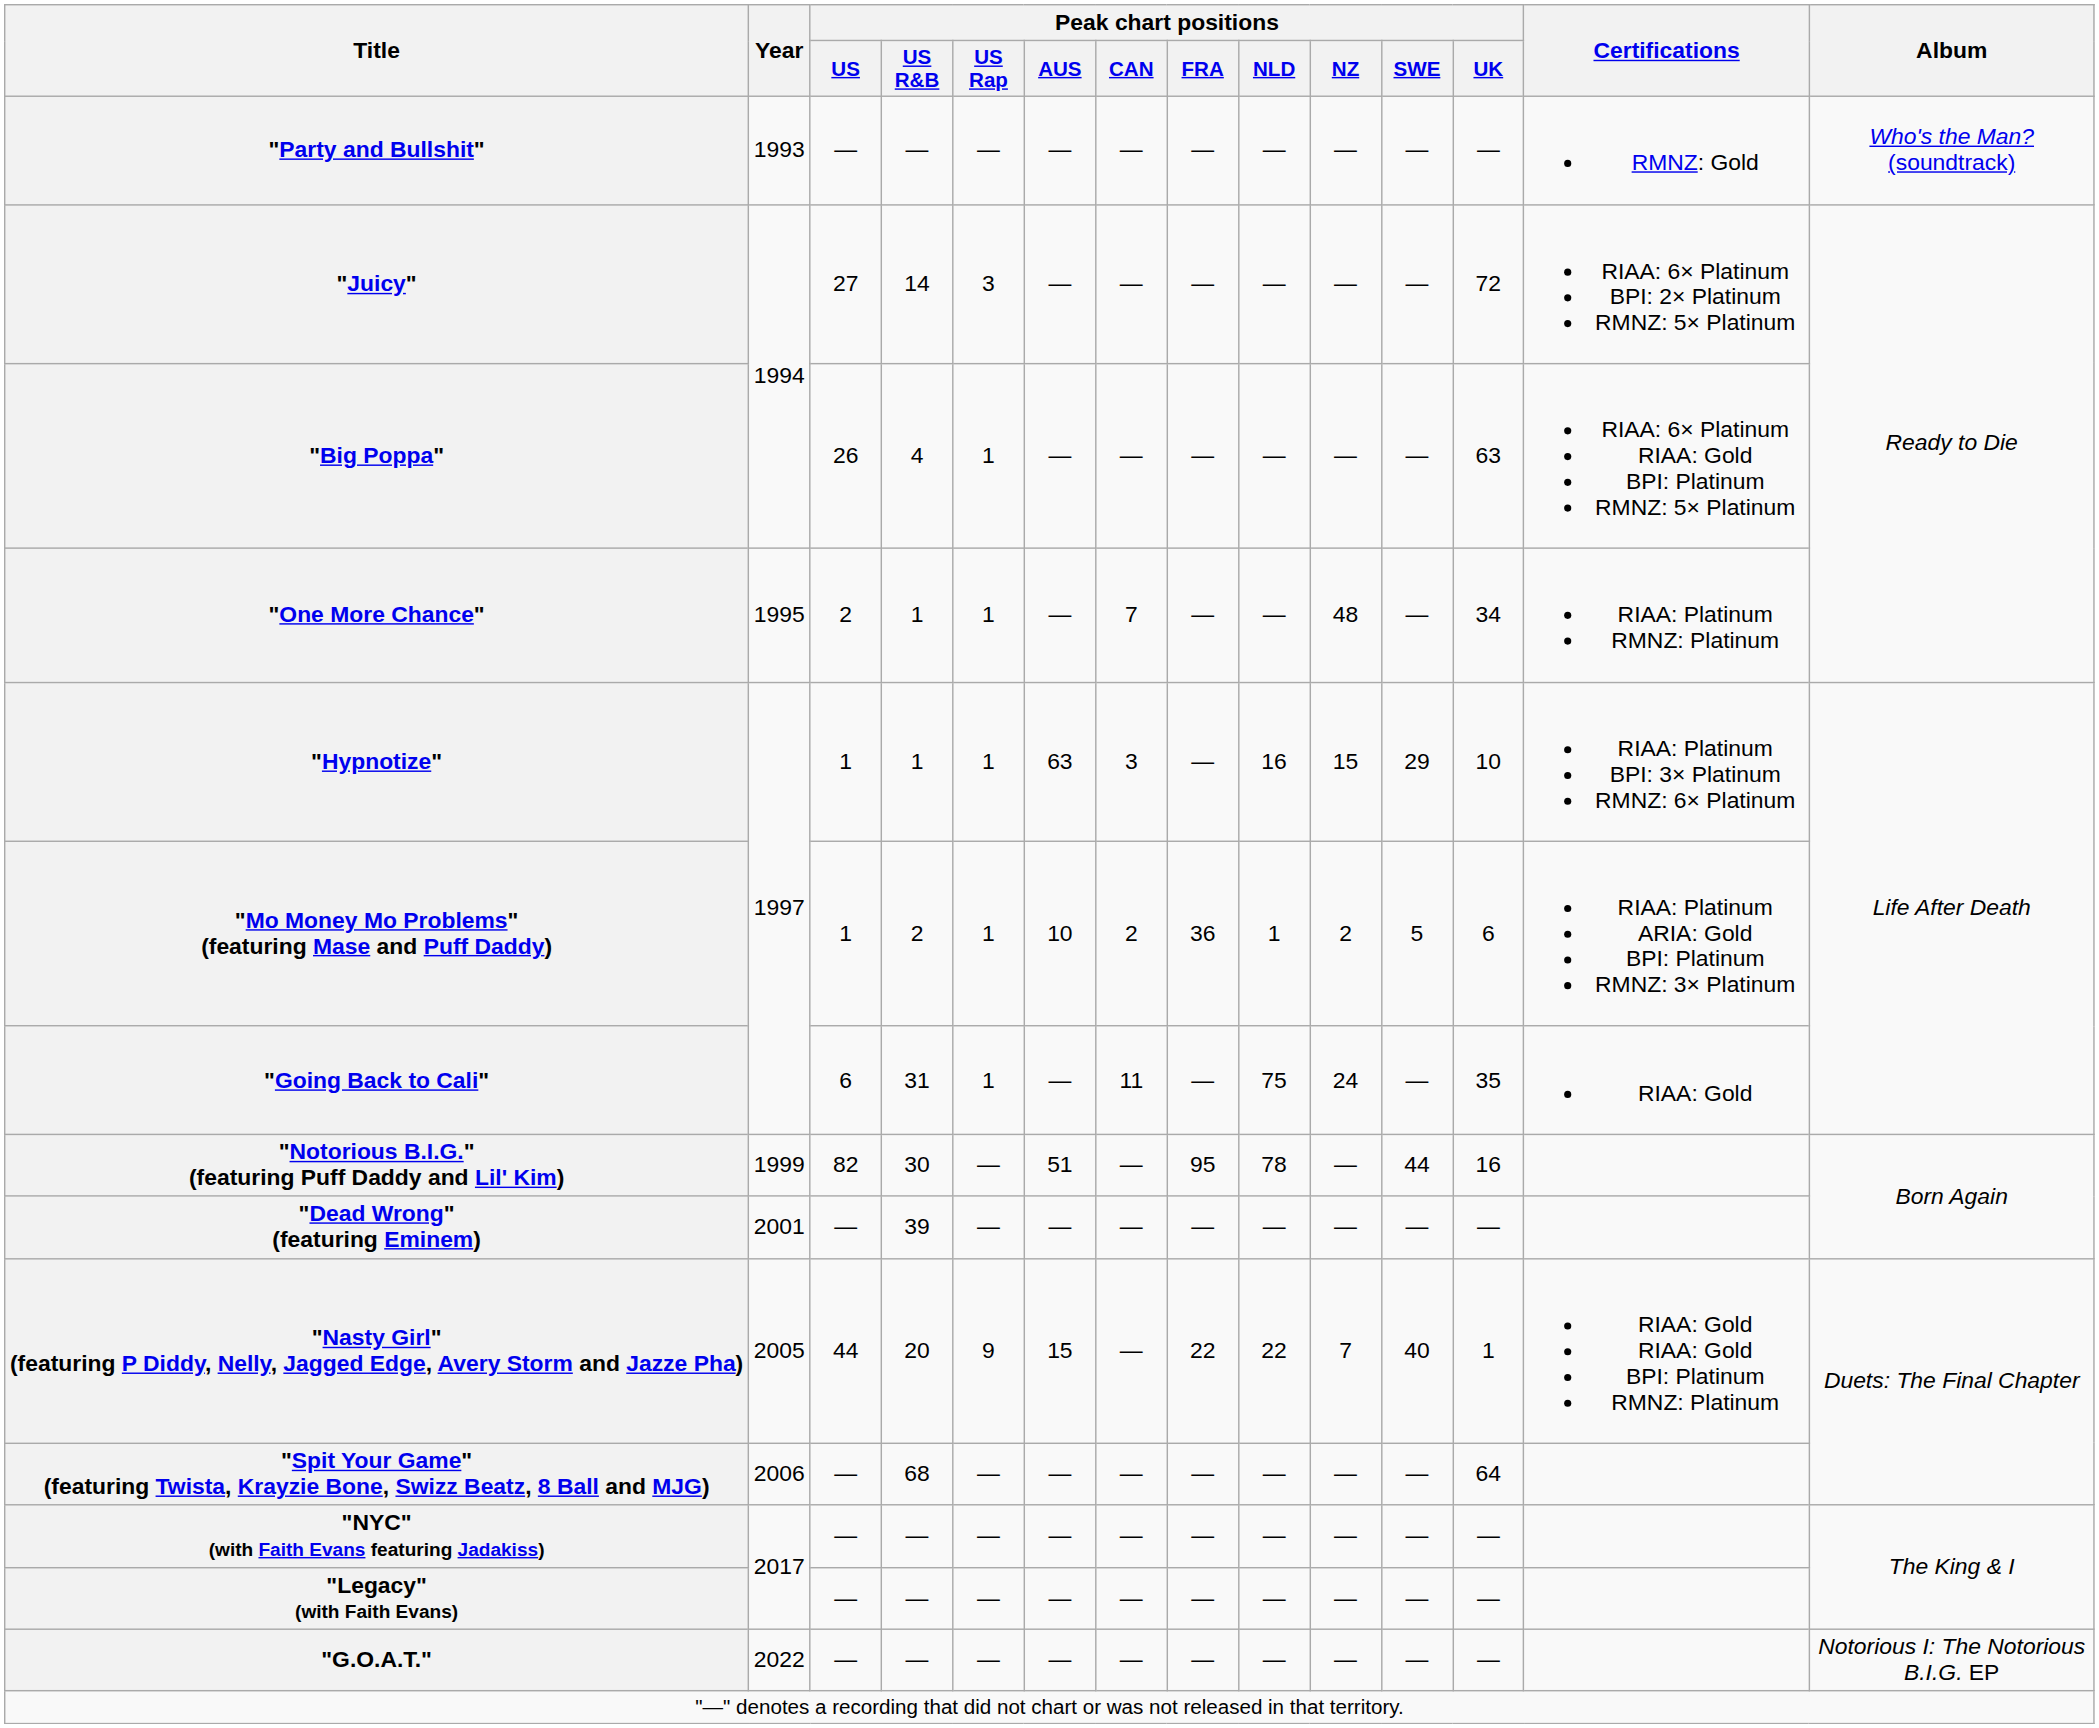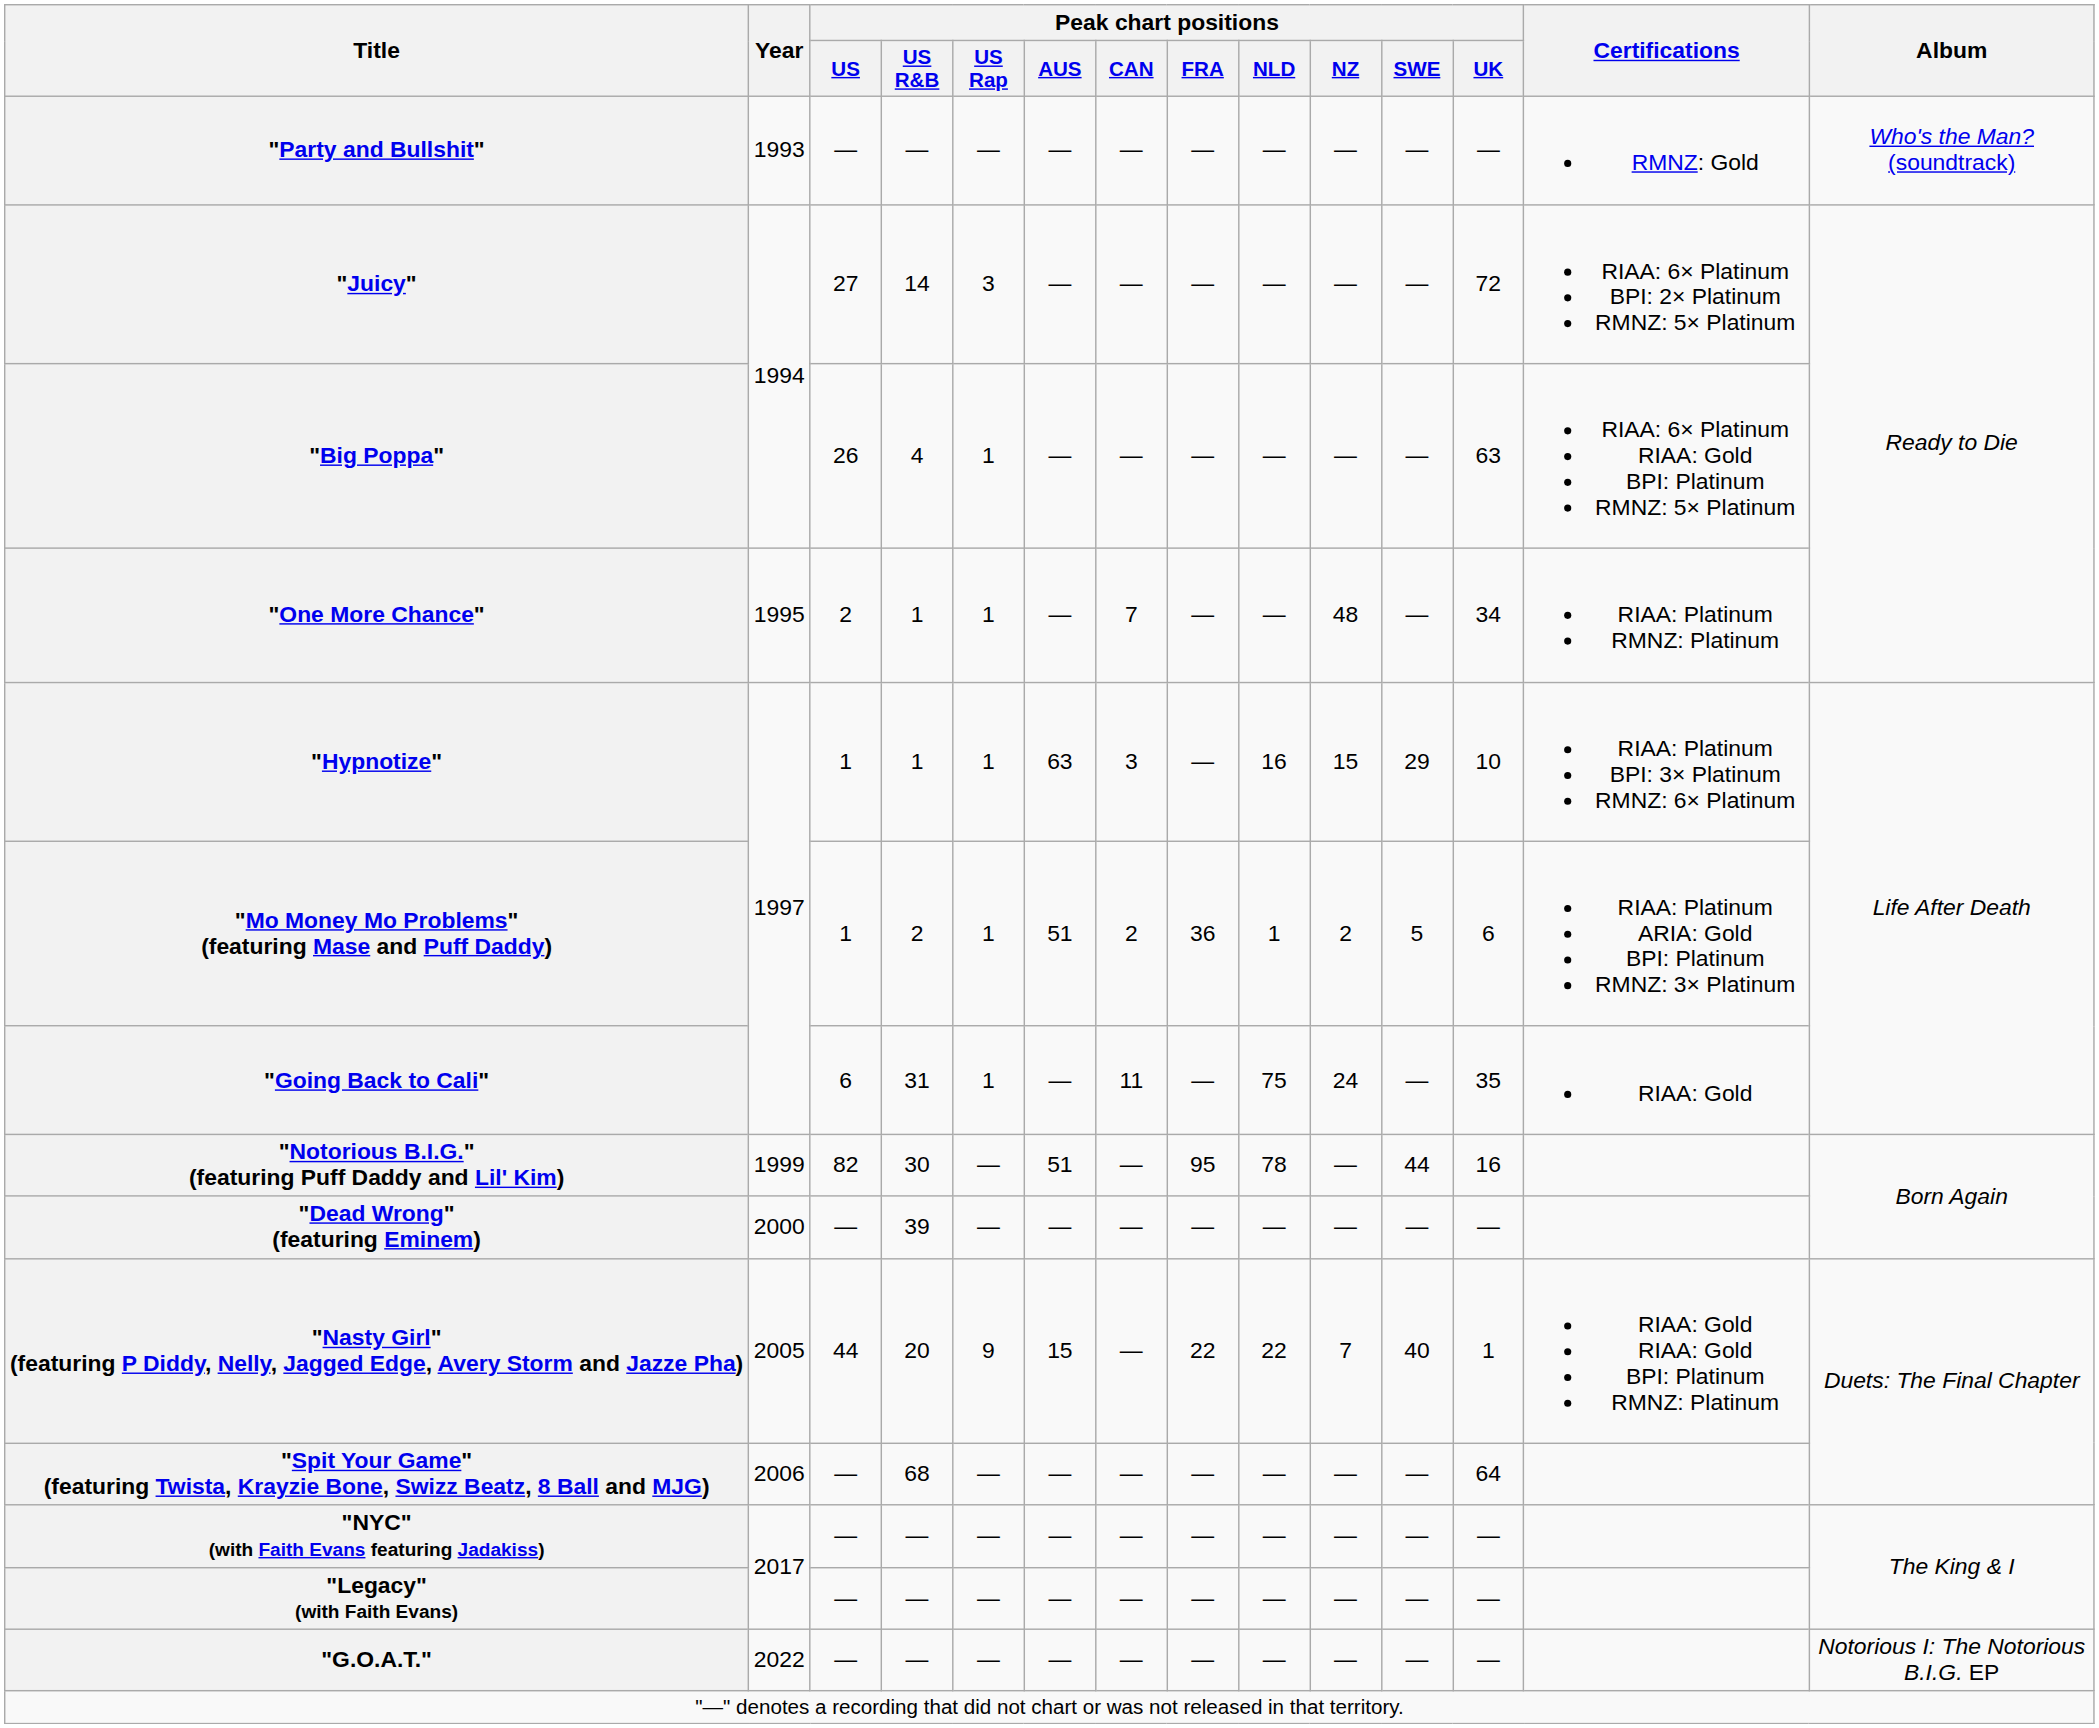(1060, 933) 10 -> (1060, 933) 51
(779, 1226) 2001 -> (779, 1226) 2000
